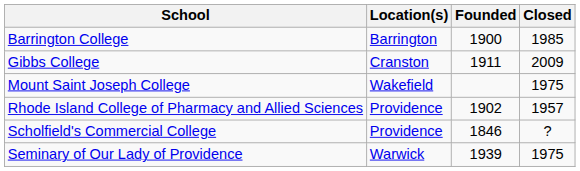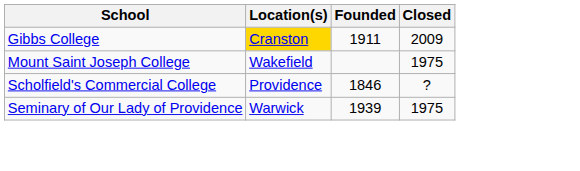- row: (68, 39)
(399, 62) no background -> (279, 39) gold background
- row: (185, 108)
